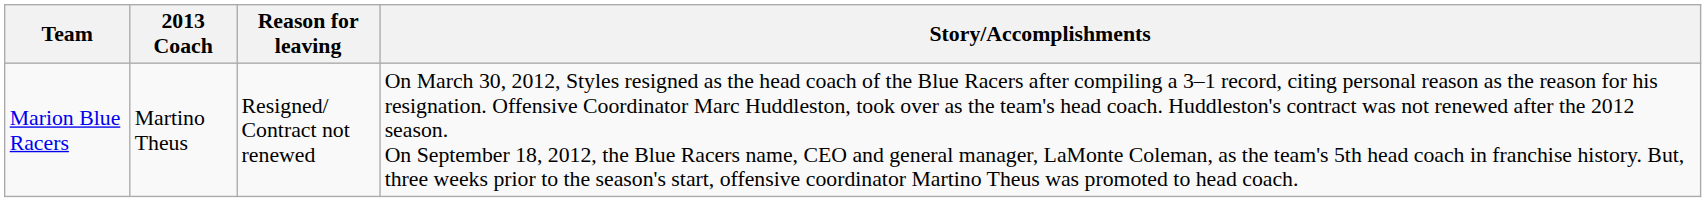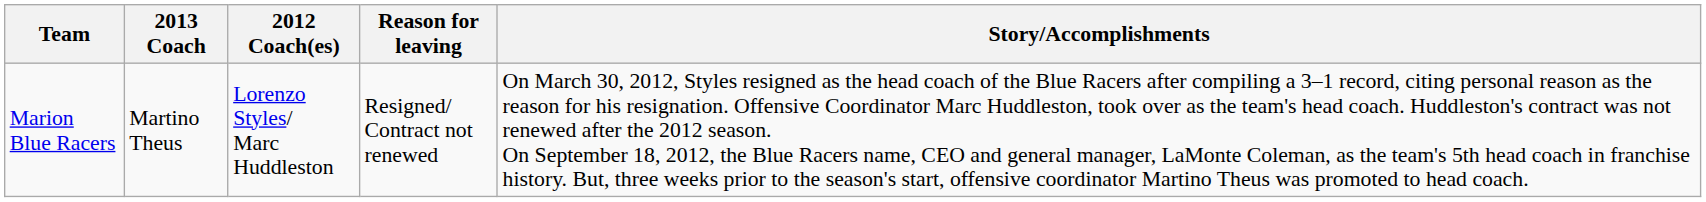+ column: (294, 33)
